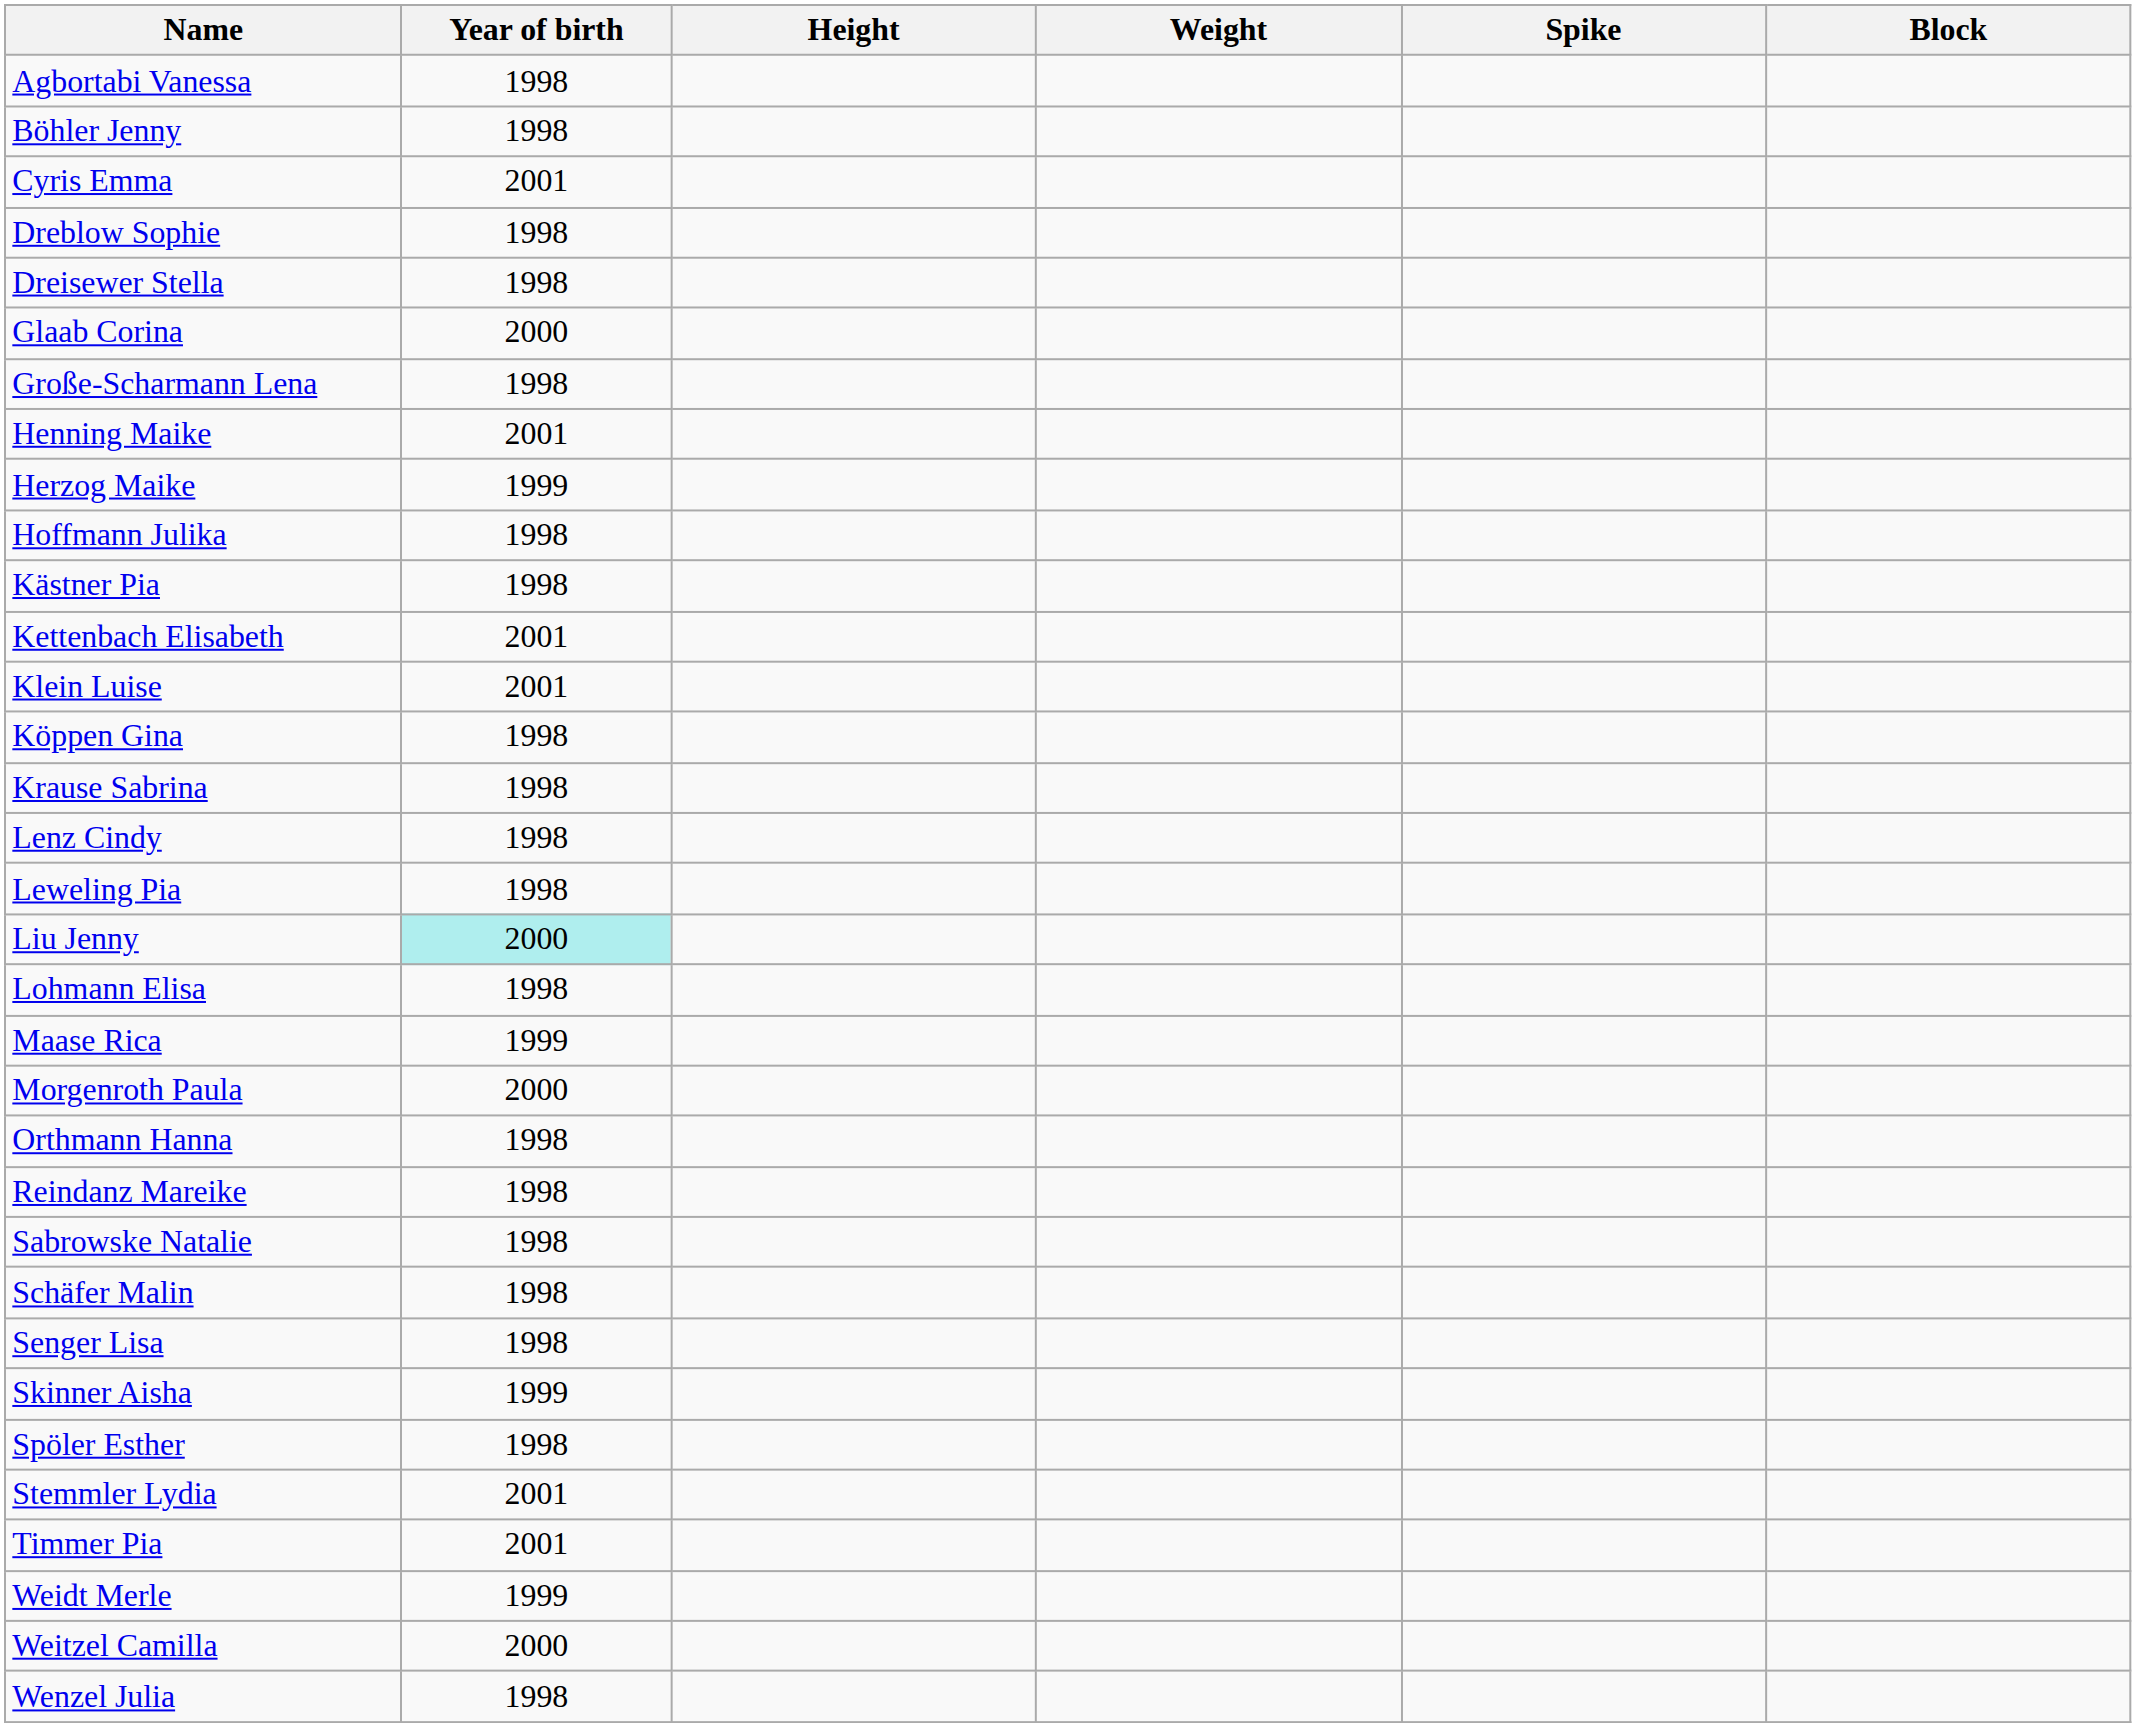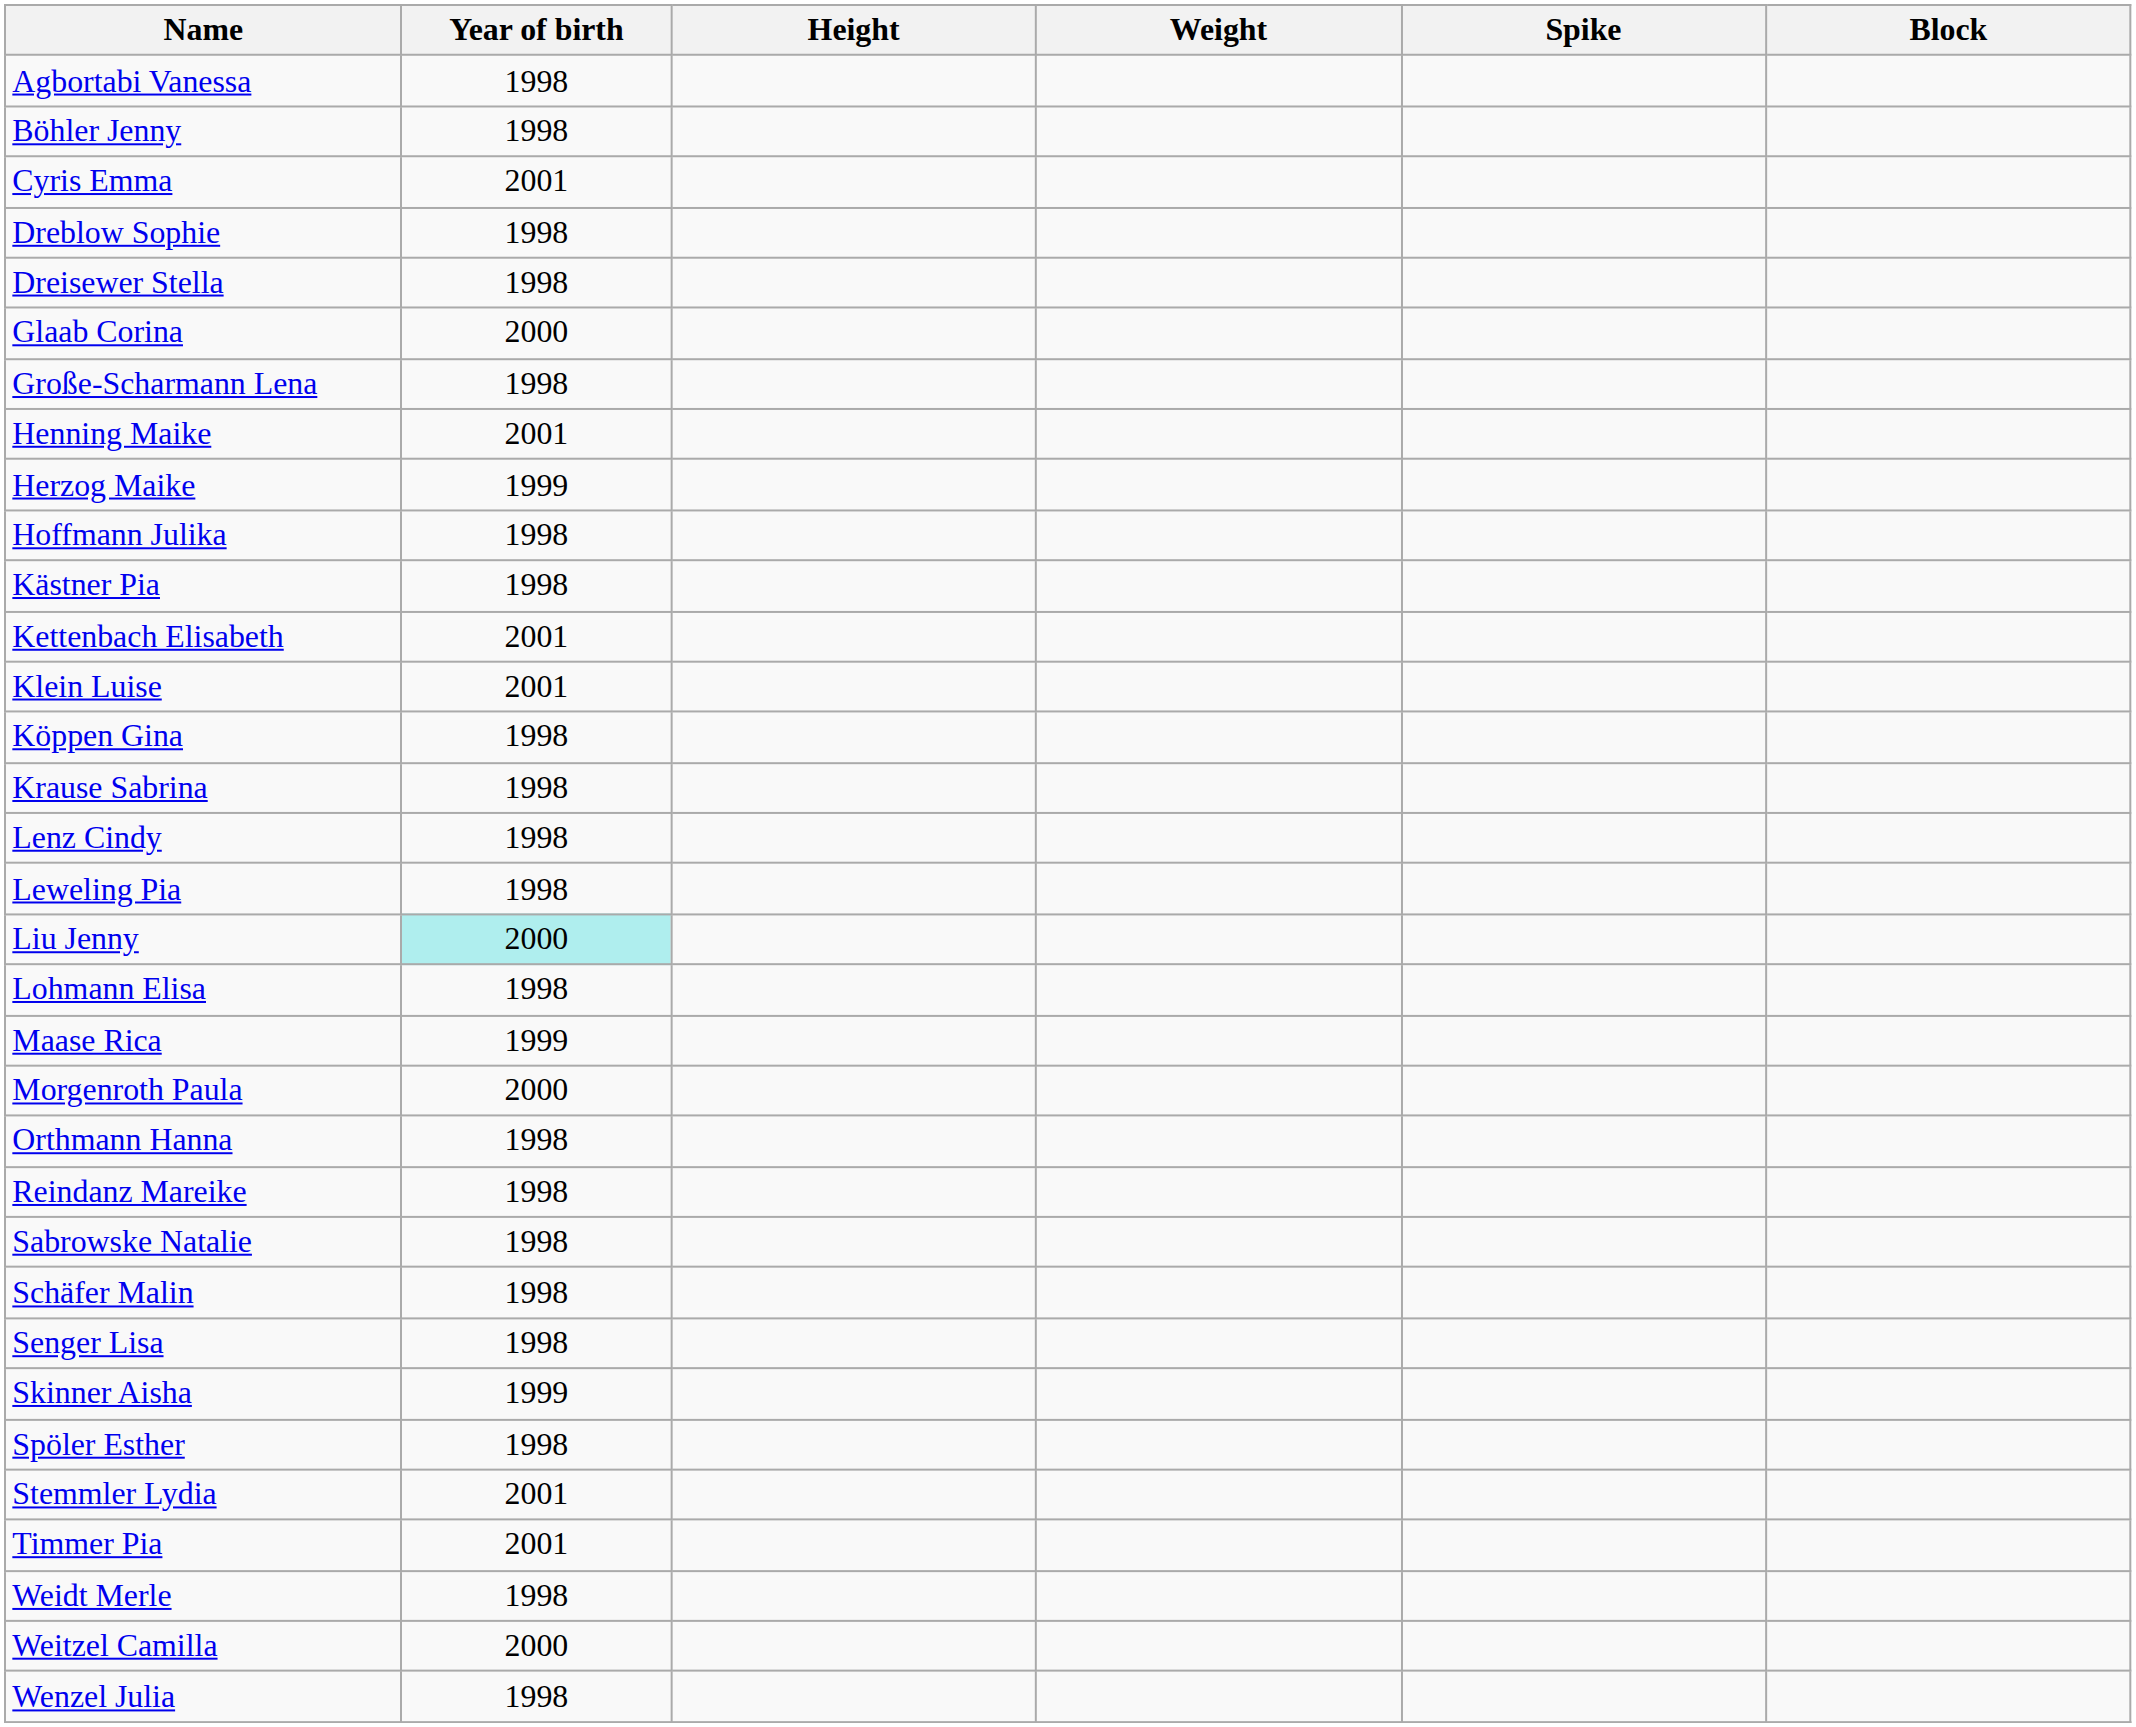(536, 1595) 1999 -> (536, 1595) 1998
